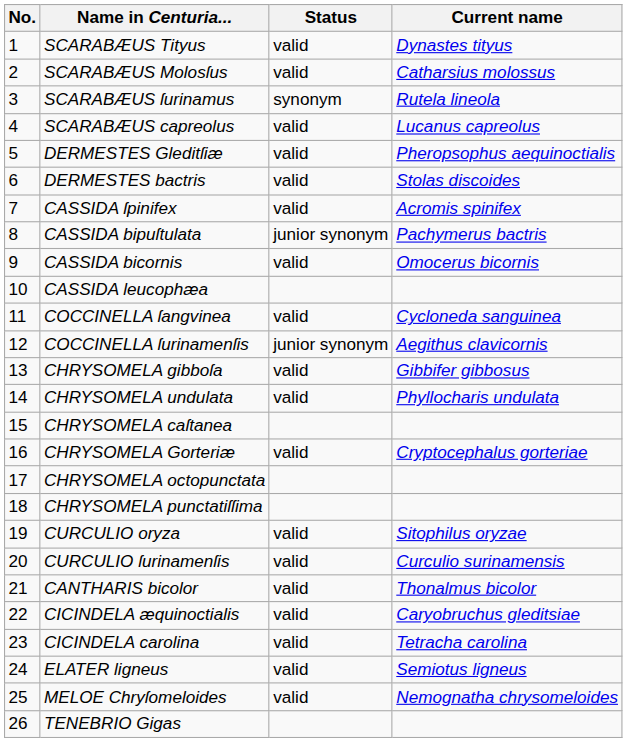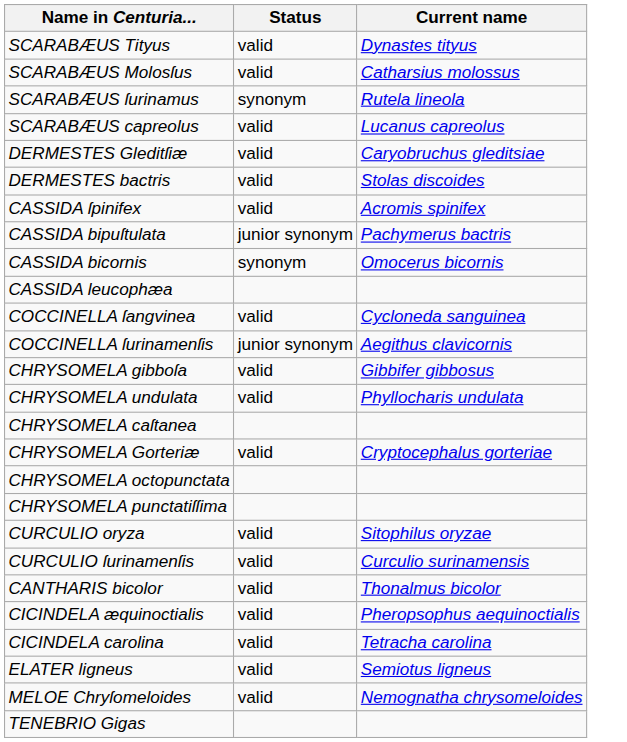- column: (22, 18)
(506, 153) Pheropsophus aequinoctialis -> (453, 153) Caryobruchus gleditsiae
(291, 262) valid -> (272, 262) synonym
(488, 615) Caryobruchus gleditsiae -> (470, 615) Pheropsophus aequinoctialis
